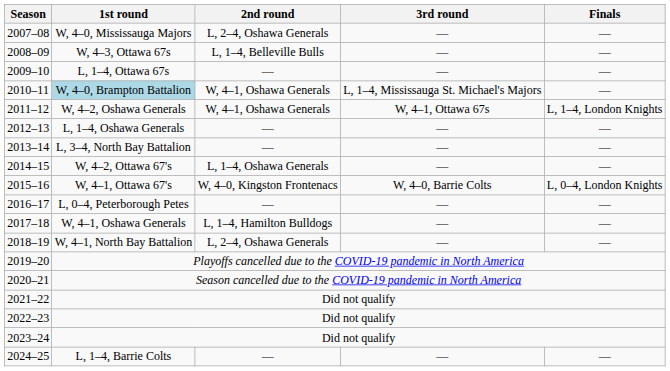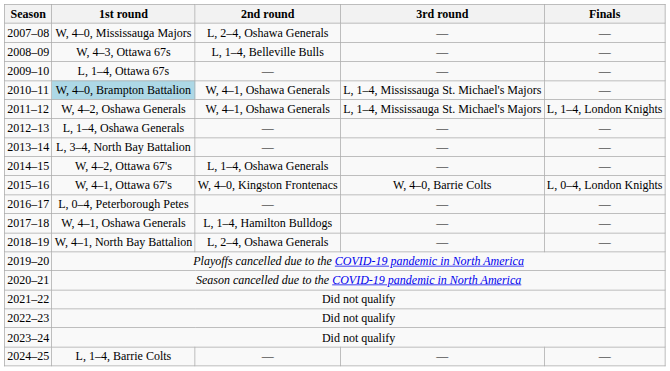(442, 109) W, 4–1, Ottawa 67s -> (442, 109) L, 1–4, Mississauga St. Michael's Majors
